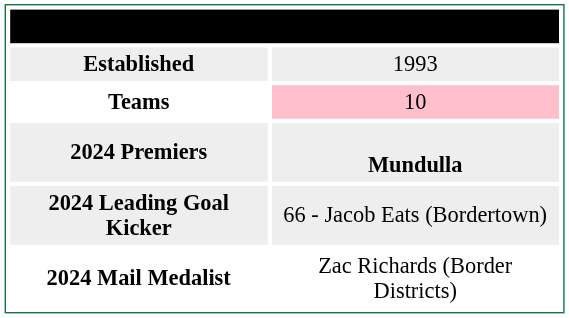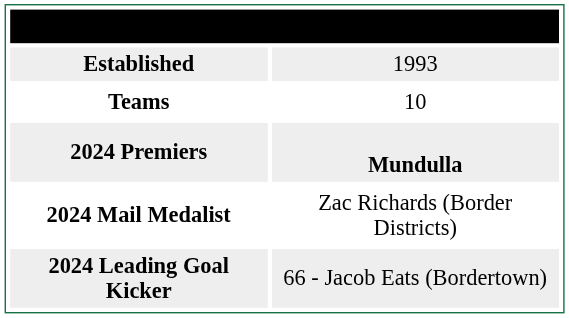(415, 101) pink background -> (415, 101) no background
rows swapped: (139, 278) <-> (139, 215)
